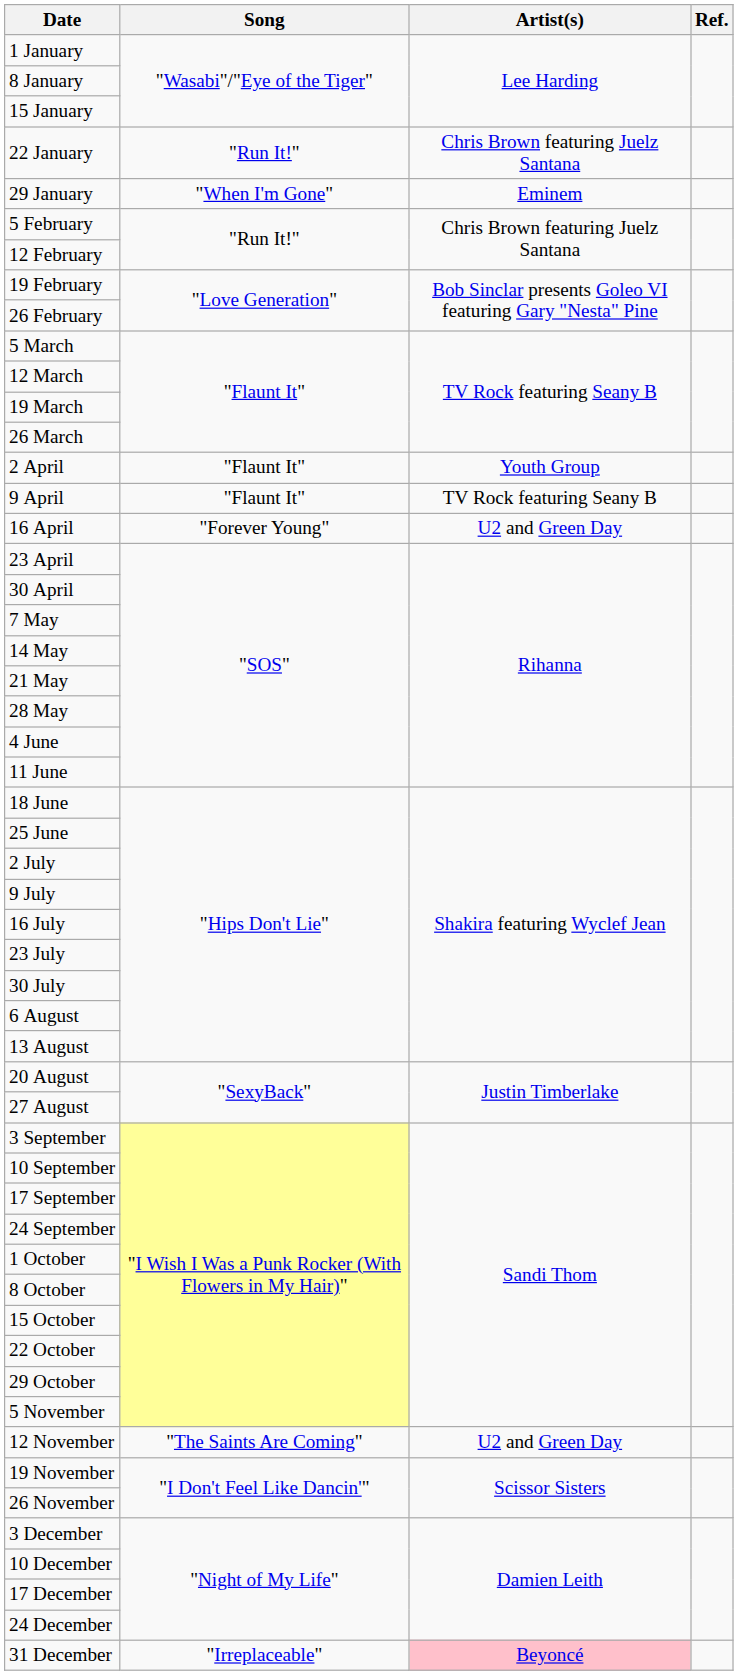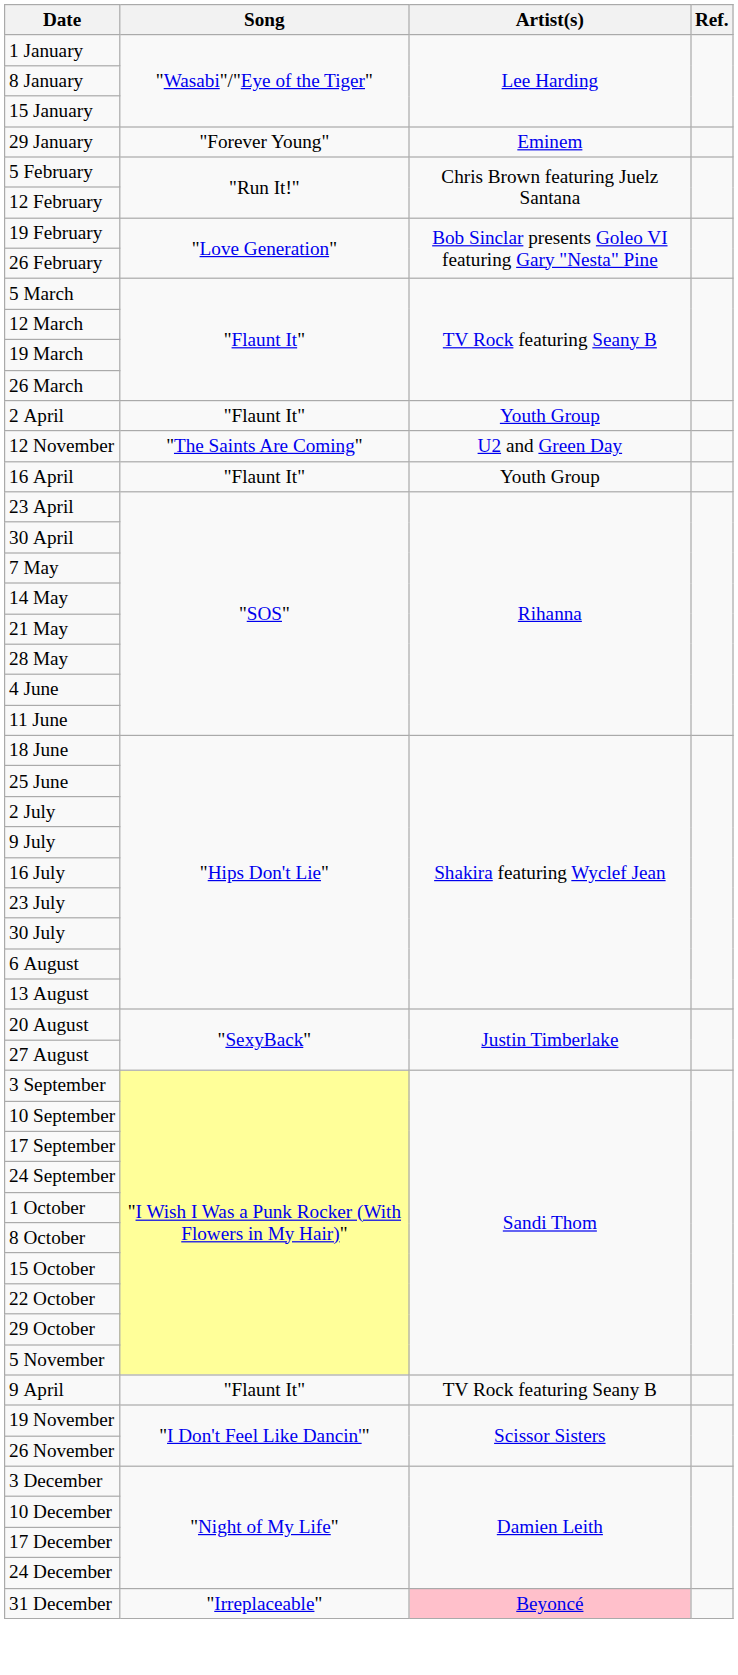- row: (51, 152)
(264, 193) "When I'm Gone" -> (264, 141) "Forever Young"
rows swapped: (36, 498) <-> (62, 1442)
(264, 528) "Forever Young" -> (264, 476) "Flaunt It"
(550, 528) U2 and Green Day -> (550, 476) Youth Group
